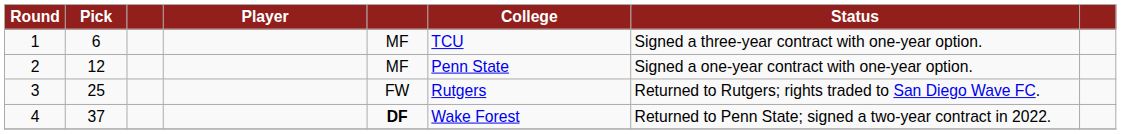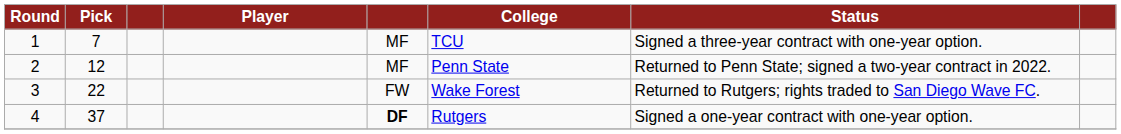(96, 41) 6 -> (96, 41) 7
(804, 66) Signed a one-year contract with one-year option. -> (843, 66) Returned to Penn State; signed a two-year contract in 2022.
(96, 91) 25 -> (96, 91) 22
(459, 91) Rutgers -> (475, 91) Wake Forest
(475, 116) Wake Forest -> (459, 116) Rutgers
(843, 116) Returned to Penn State; signed a two-year contract in 2022. -> (804, 116) Signed a one-year contract with one-year option.
